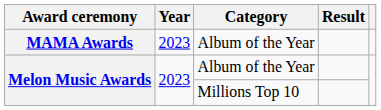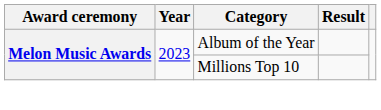- row: (80, 42)
